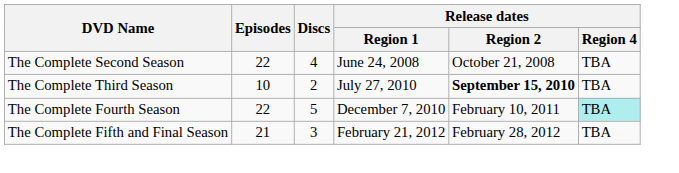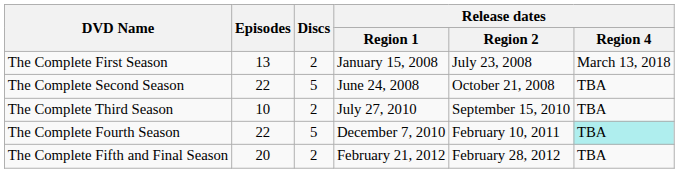+ row: (88, 62)
(314, 62) 4 -> (314, 86) 5
(513, 86) bold -> (511, 109) normal
(263, 132) 21 -> (263, 156) 20
(314, 132) 3 -> (314, 156) 2
